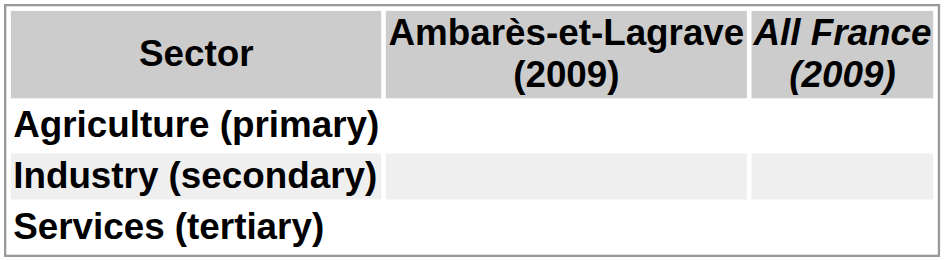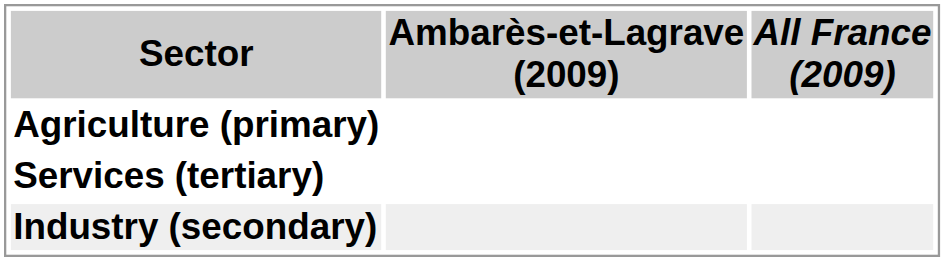rows swapped: (195, 175) <-> (169, 226)
